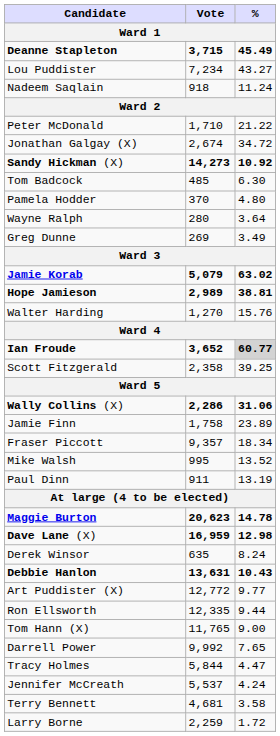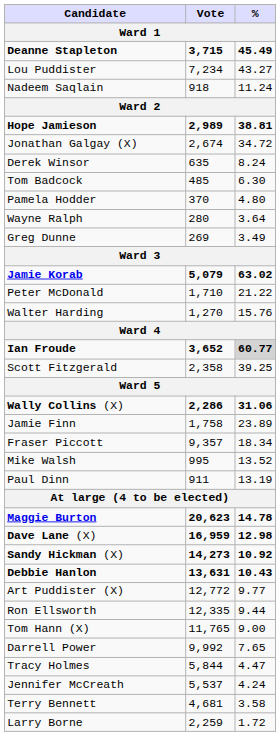rows swapped: (52, 293) <-> (55, 126)
rows swapped: (48, 554) <-> (66, 163)
